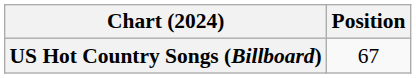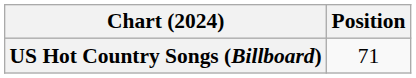(369, 55) 67 -> (369, 55) 71
